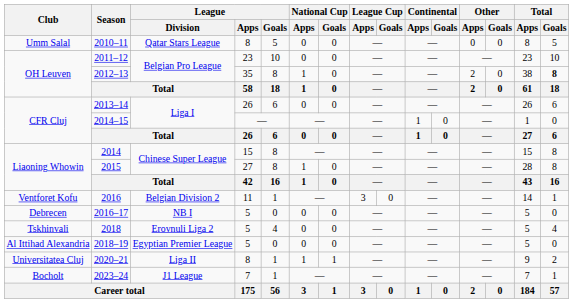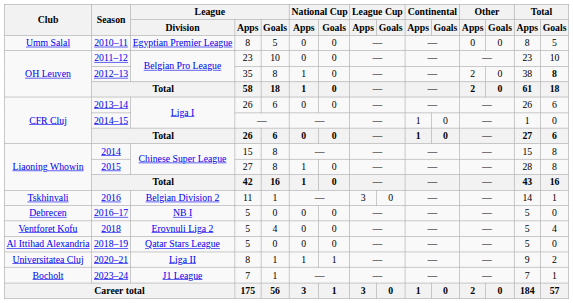(183, 43) Qatar Stars League -> (183, 43) Egyptian Premier League
(48, 197) Ventforet Kofu -> (48, 197) Tskhinvali
(48, 228) Tskhinvali -> (48, 228) Ventforet Kofu
(183, 244) Egyptian Premier League -> (183, 244) Qatar Stars League
